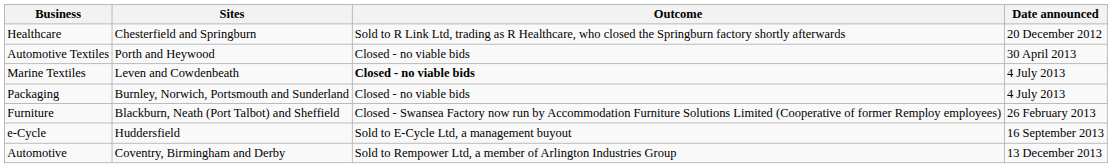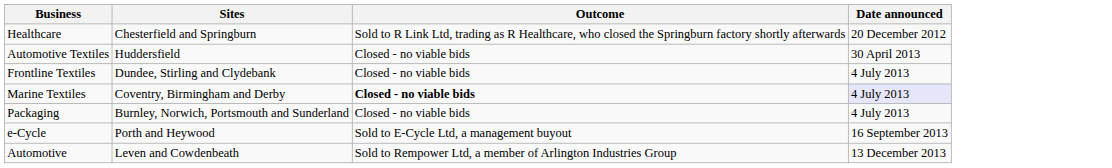(165, 53) Porth and Heywood -> (147, 53) Huddersfield
+ row: (51, 73)
(177, 73) Leven and Cowdenbeath -> (200, 93) Coventry, Birmingham and Derby
(1036, 73) no background -> (880, 93) lavender background
- row: (30, 113)
(147, 133) Huddersfield -> (165, 133) Porth and Heywood
(200, 152) Coventry, Birmingham and Derby -> (177, 152) Leven and Cowdenbeath
